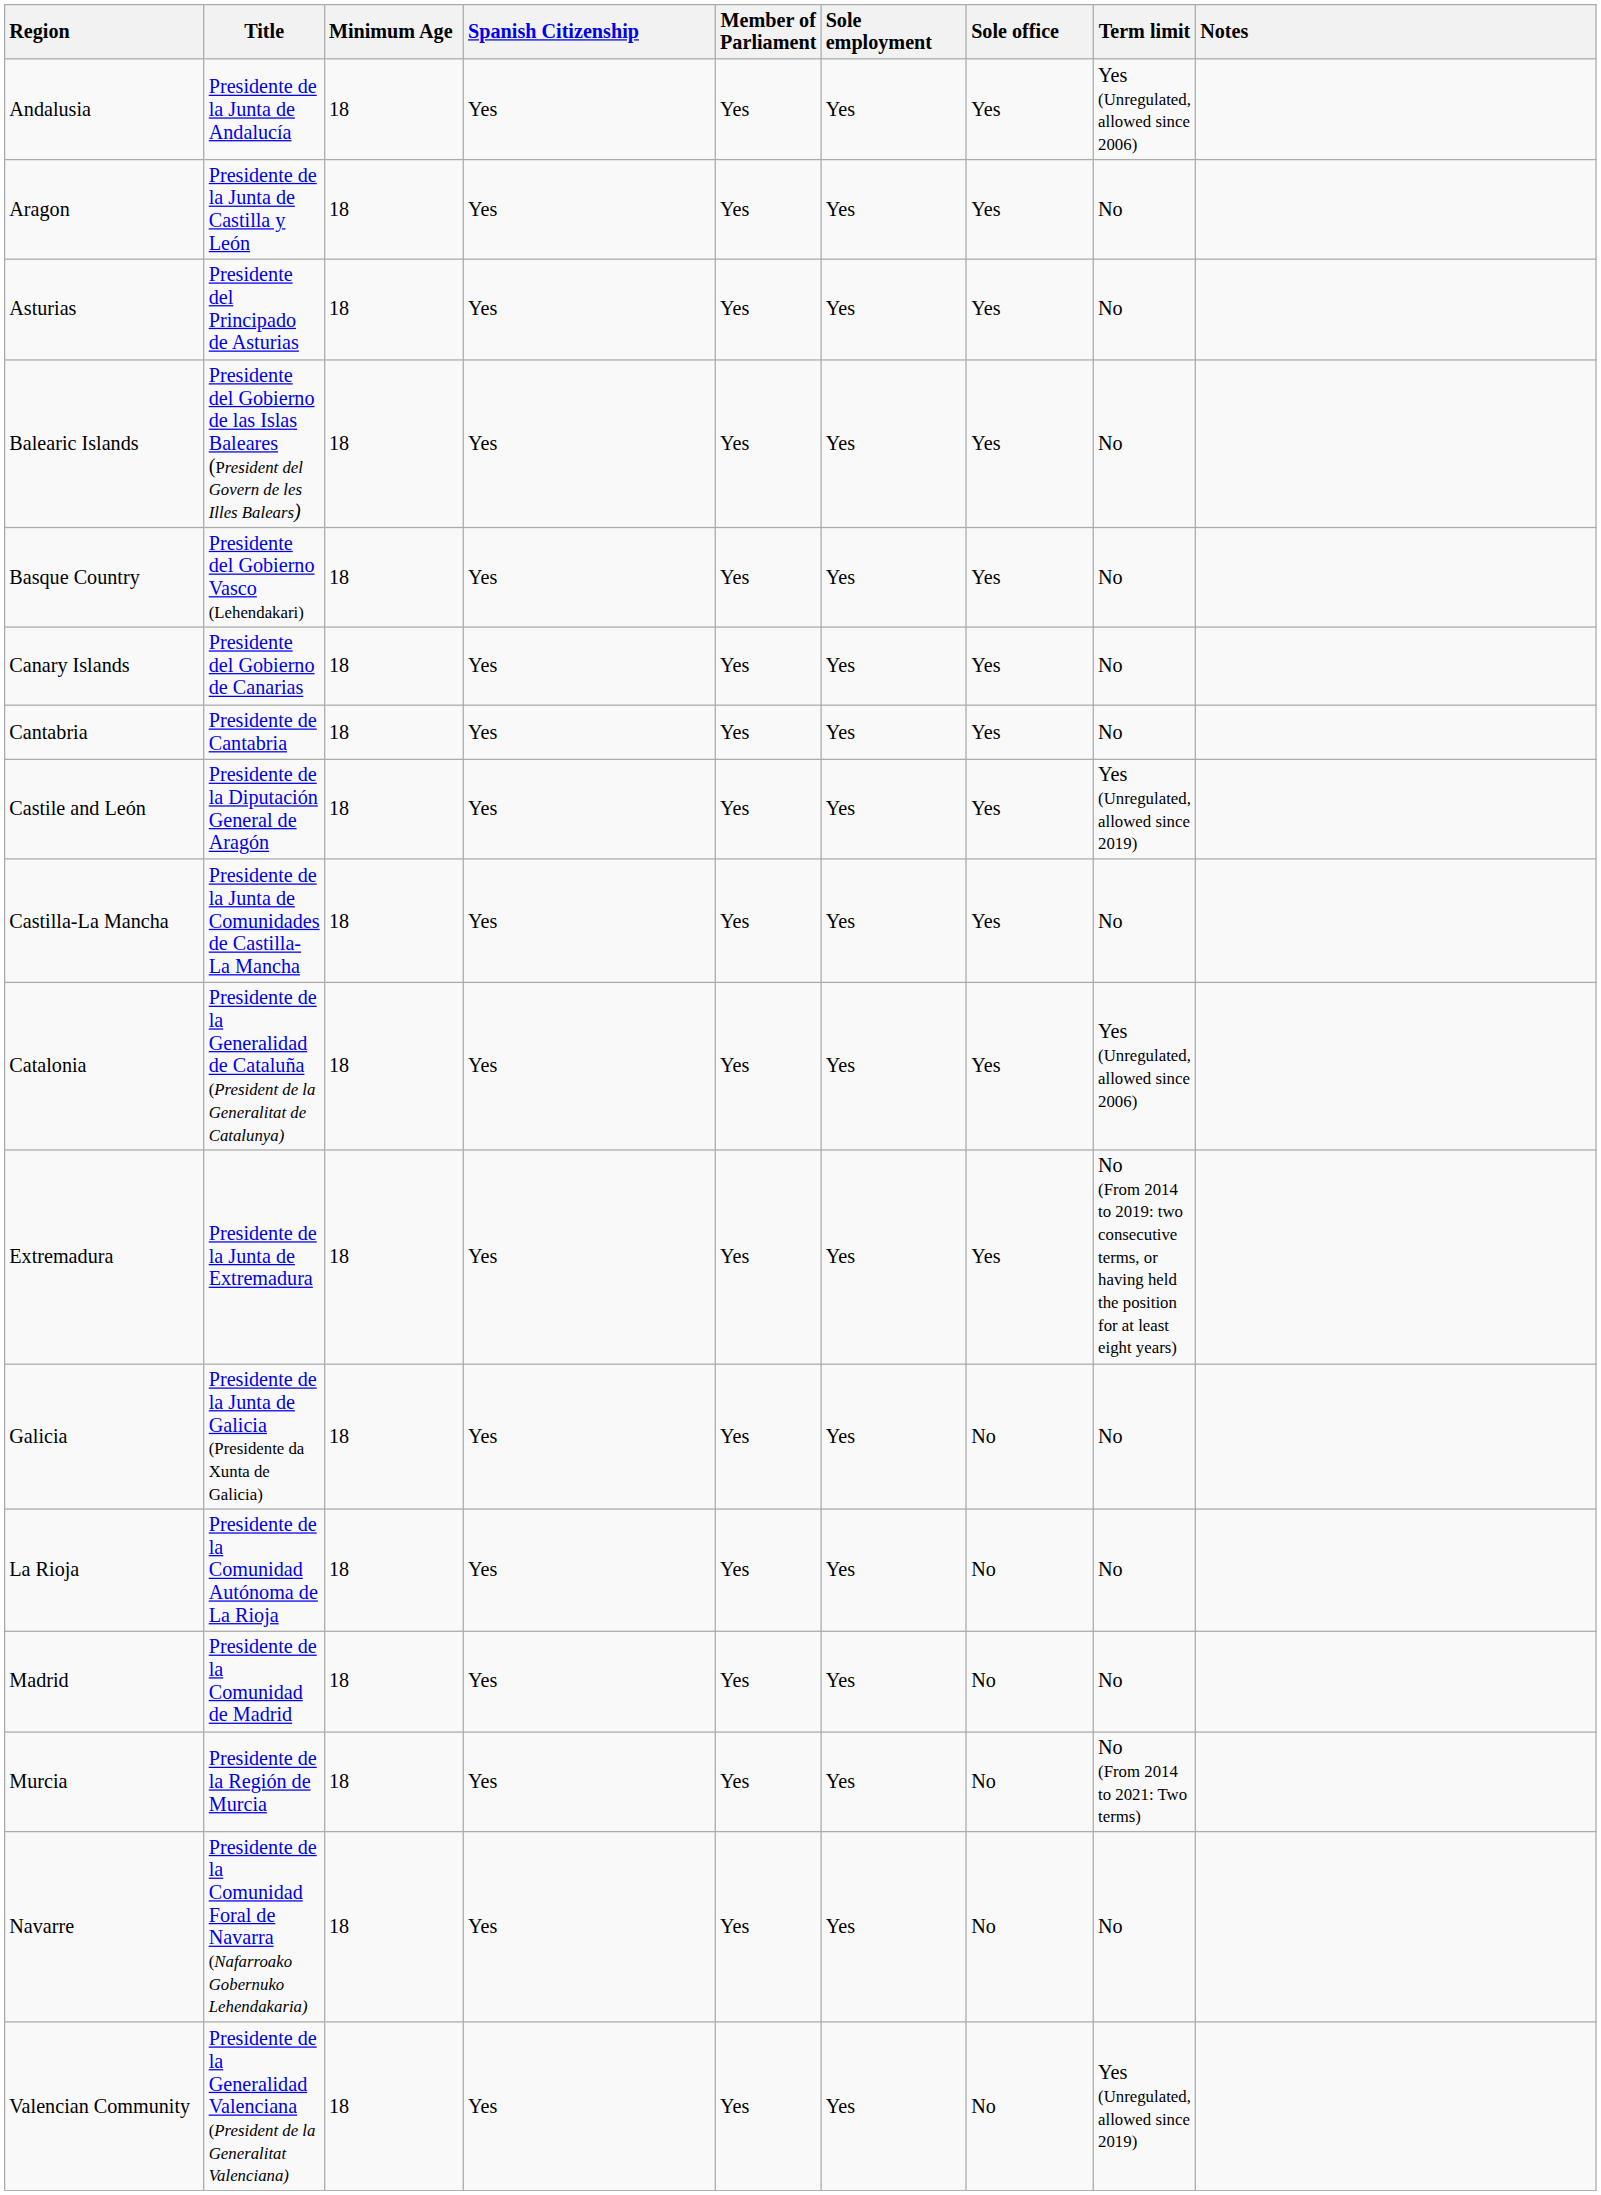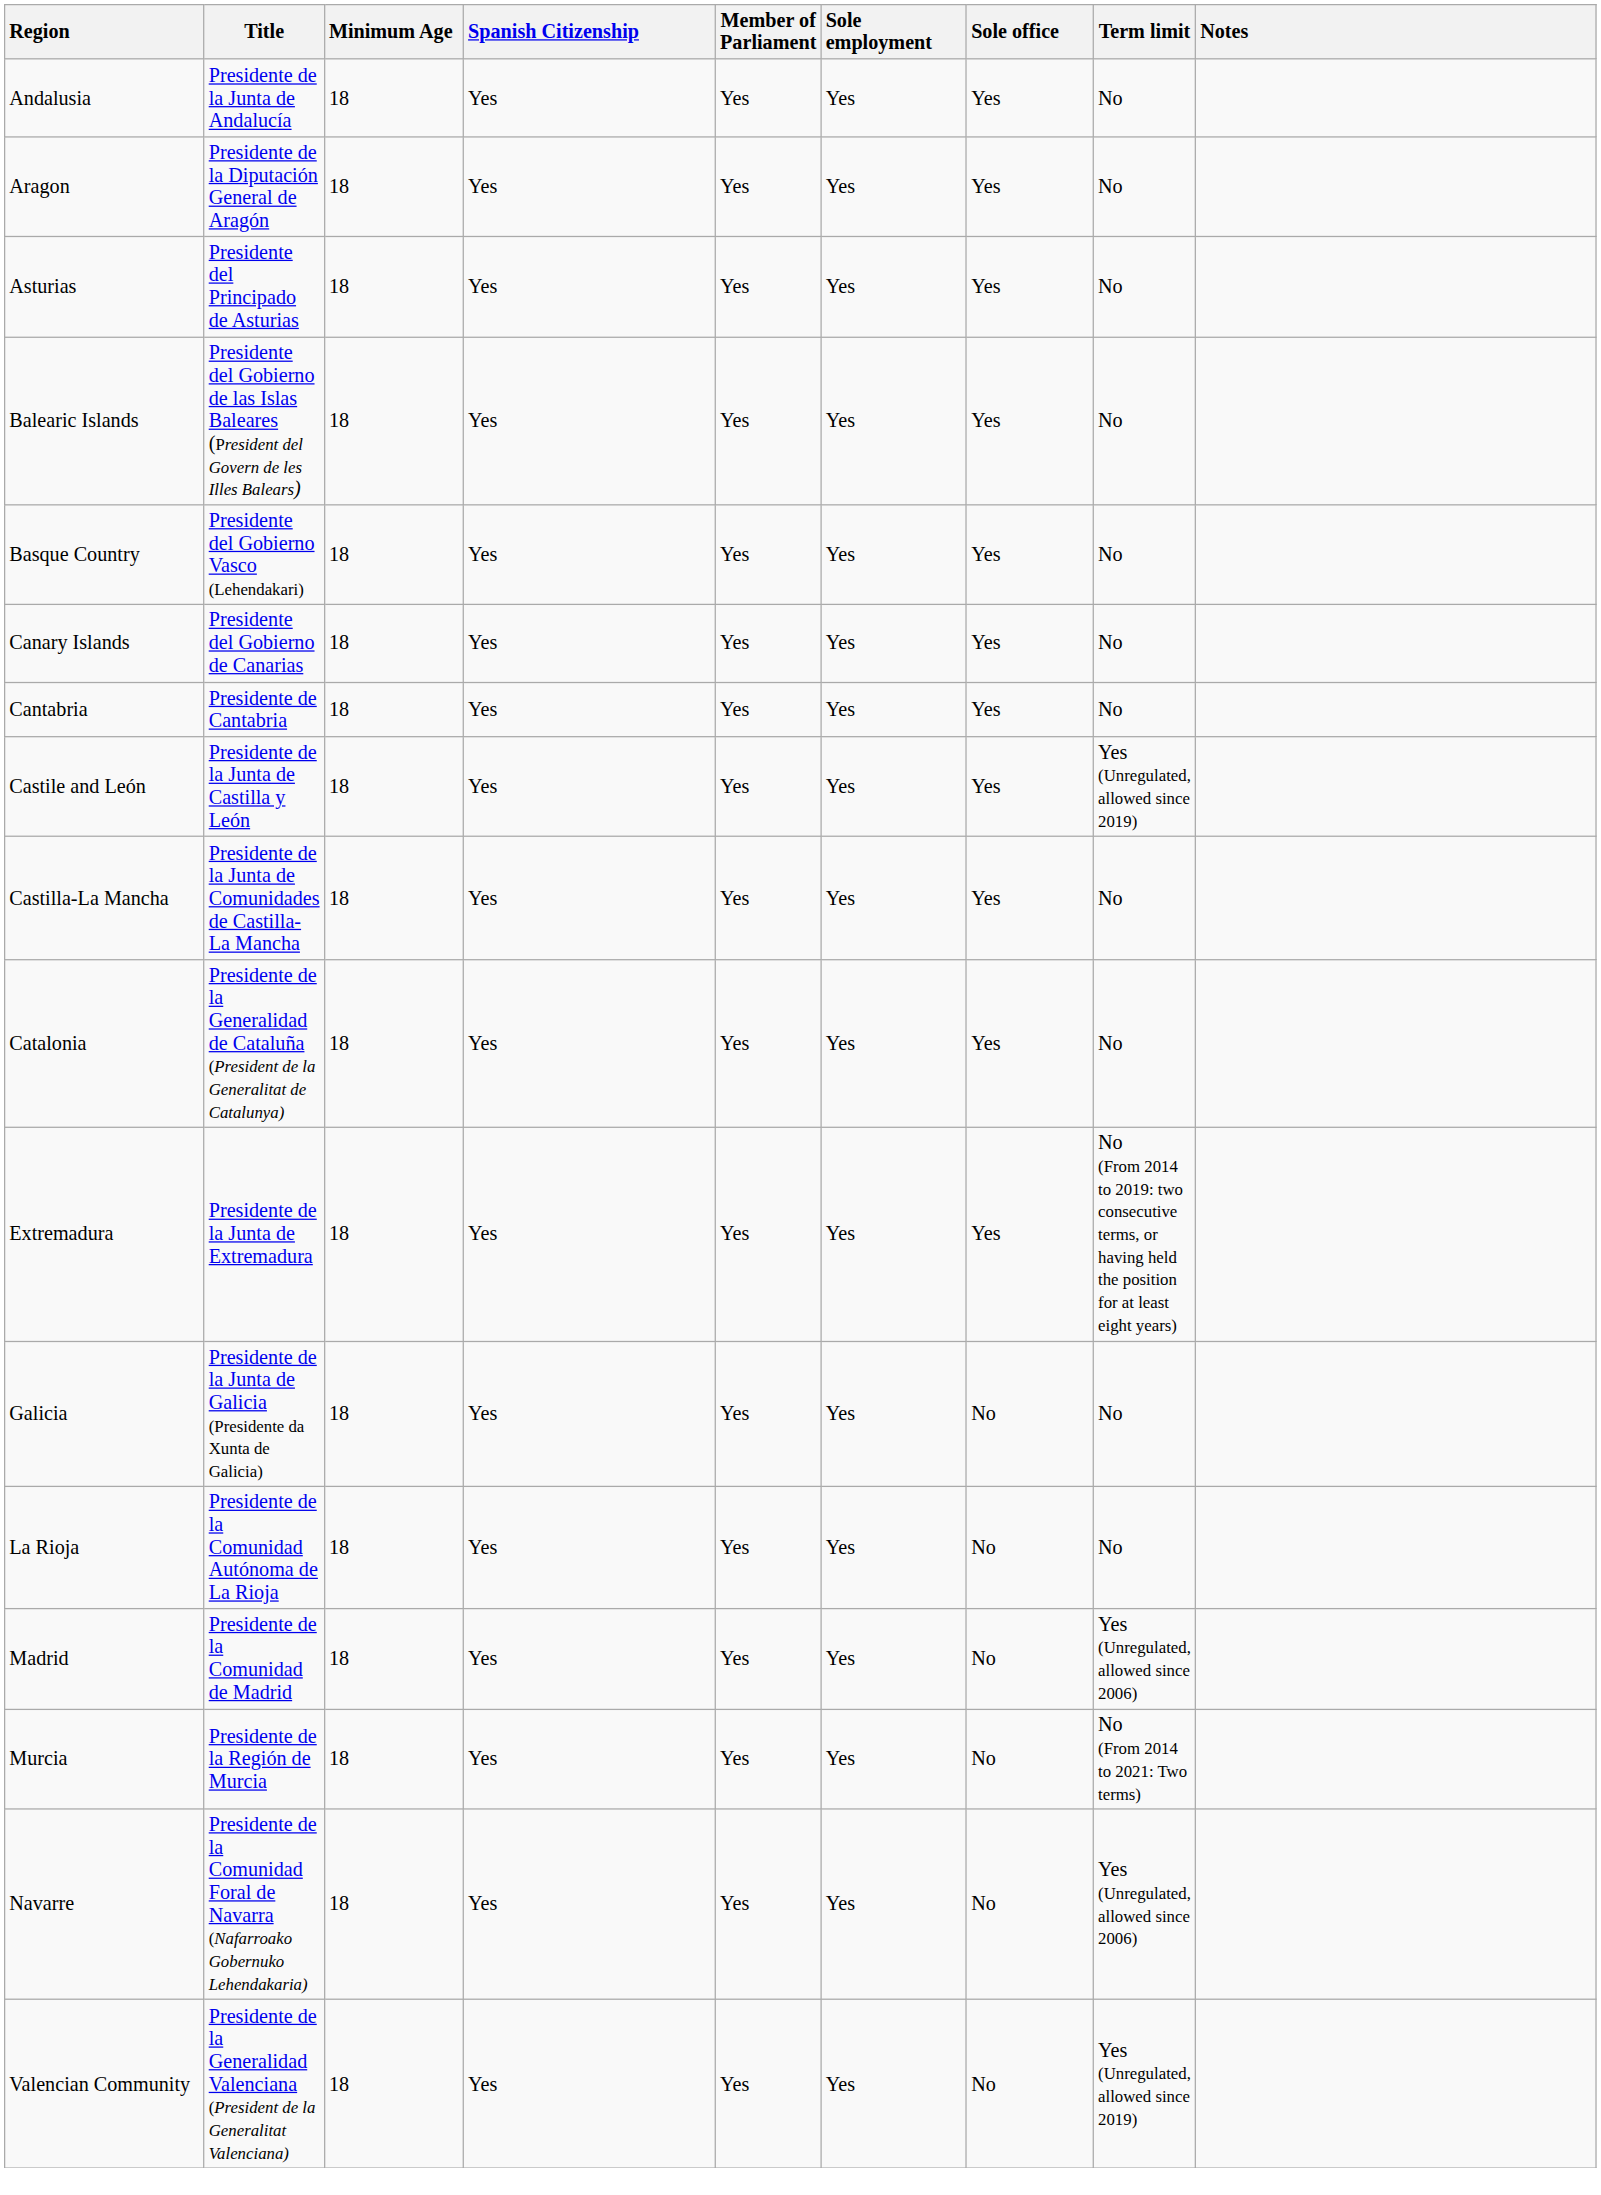(1144, 109) Yes (Unregulated, allowed since 2006) -> (1110, 97) No
(263, 209) Presidente de la Junta de Castilla y León -> (263, 186) Presidente de la Diputación General de Aragón
(263, 809) Presidente de la Diputación General de Aragón -> (263, 786) Presidente de la Junta de Castilla y León
(1144, 1065) Yes (Unregulated, allowed since 2006) -> (1110, 1043) No
(1110, 1681) No -> (1144, 1658) Yes (Unregulated, allowed since 2006)
(1110, 1926) No -> (1144, 1904) Yes (Unregulated, allowed since 2006)
